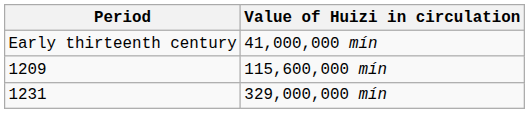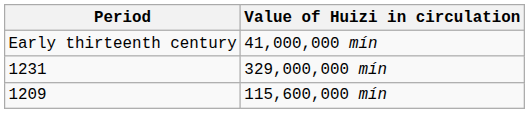rows swapped: (316, 69) <-> (316, 95)
